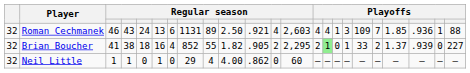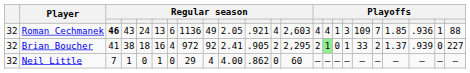(114, 31) normal -> (114, 31) bold
(190, 31) 1131 -> (190, 31) 1136
(211, 31) 89 -> (211, 31) 49
(232, 31) 2.50 -> (232, 31) 2.05
(190, 46) 852 -> (190, 46) 972
(211, 46) 55 -> (211, 46) 92
(232, 46) 1.82 -> (232, 46) 2.41
(114, 61) 1 -> (114, 61) 7
